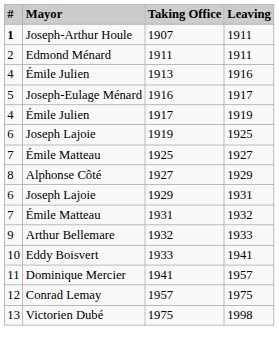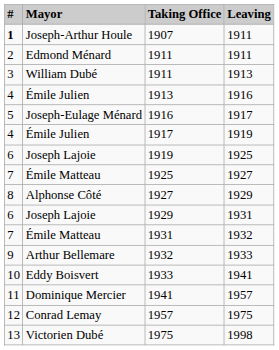+ row: (160, 74)
